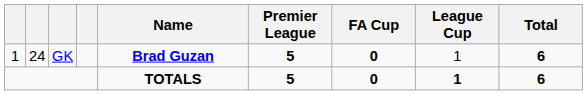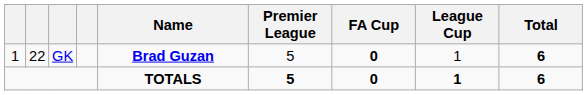(37, 56) 24 -> (37, 56) 22
(290, 56) bold -> (290, 56) normal
